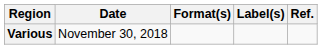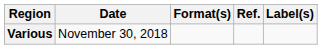columns swapped: (261, 14) <-> (302, 14)
